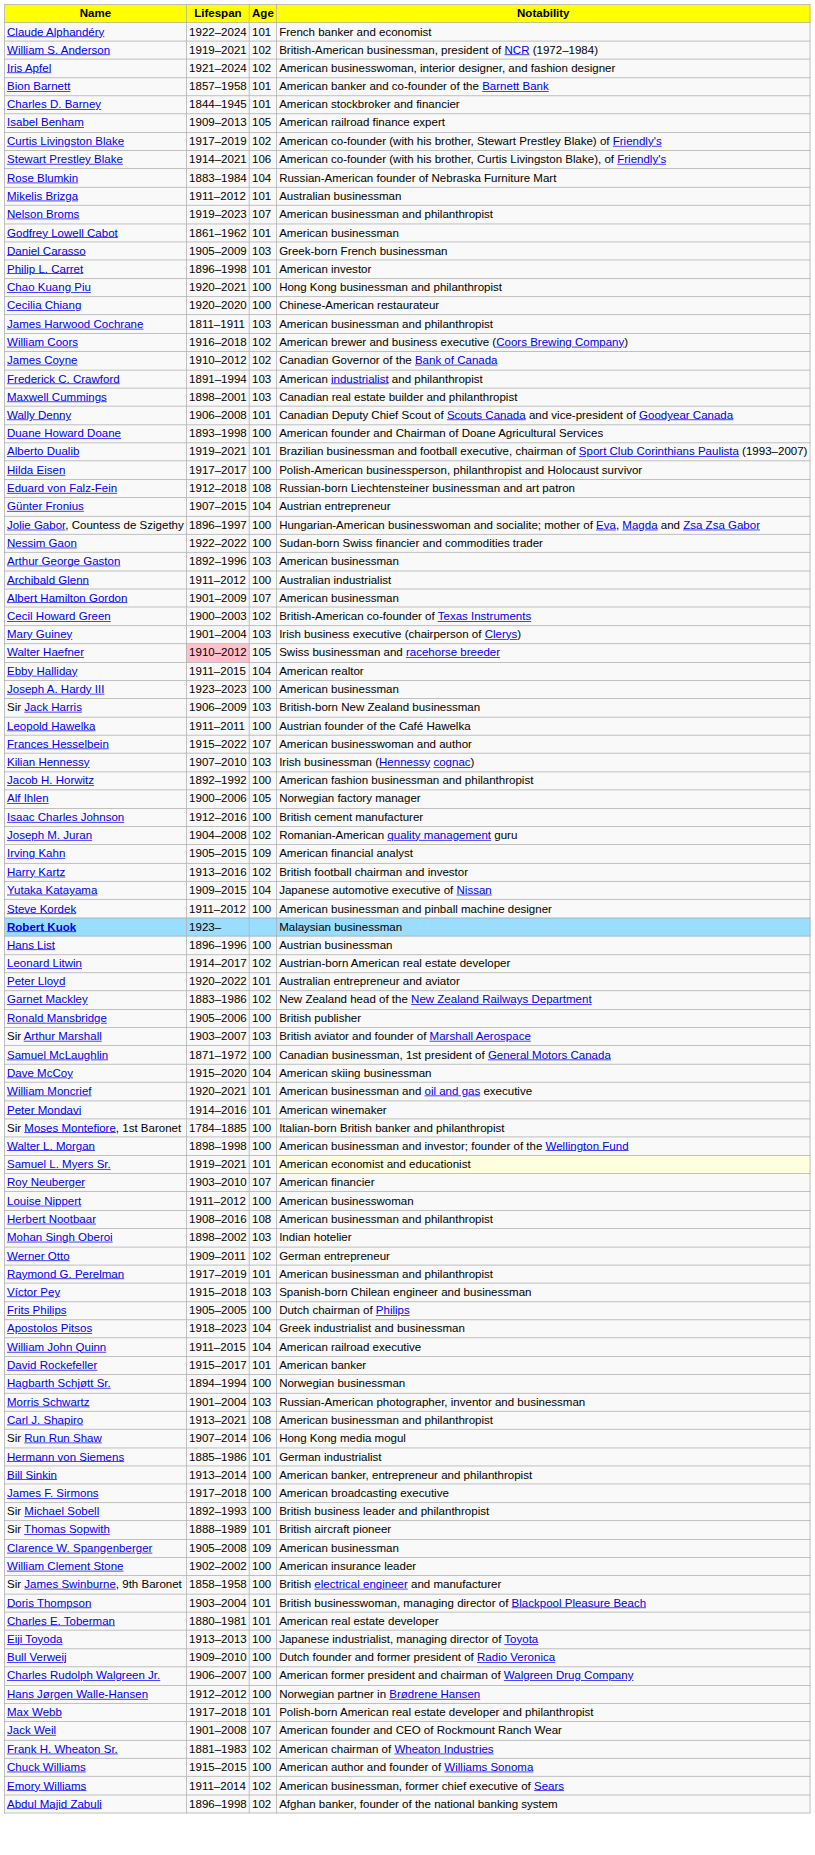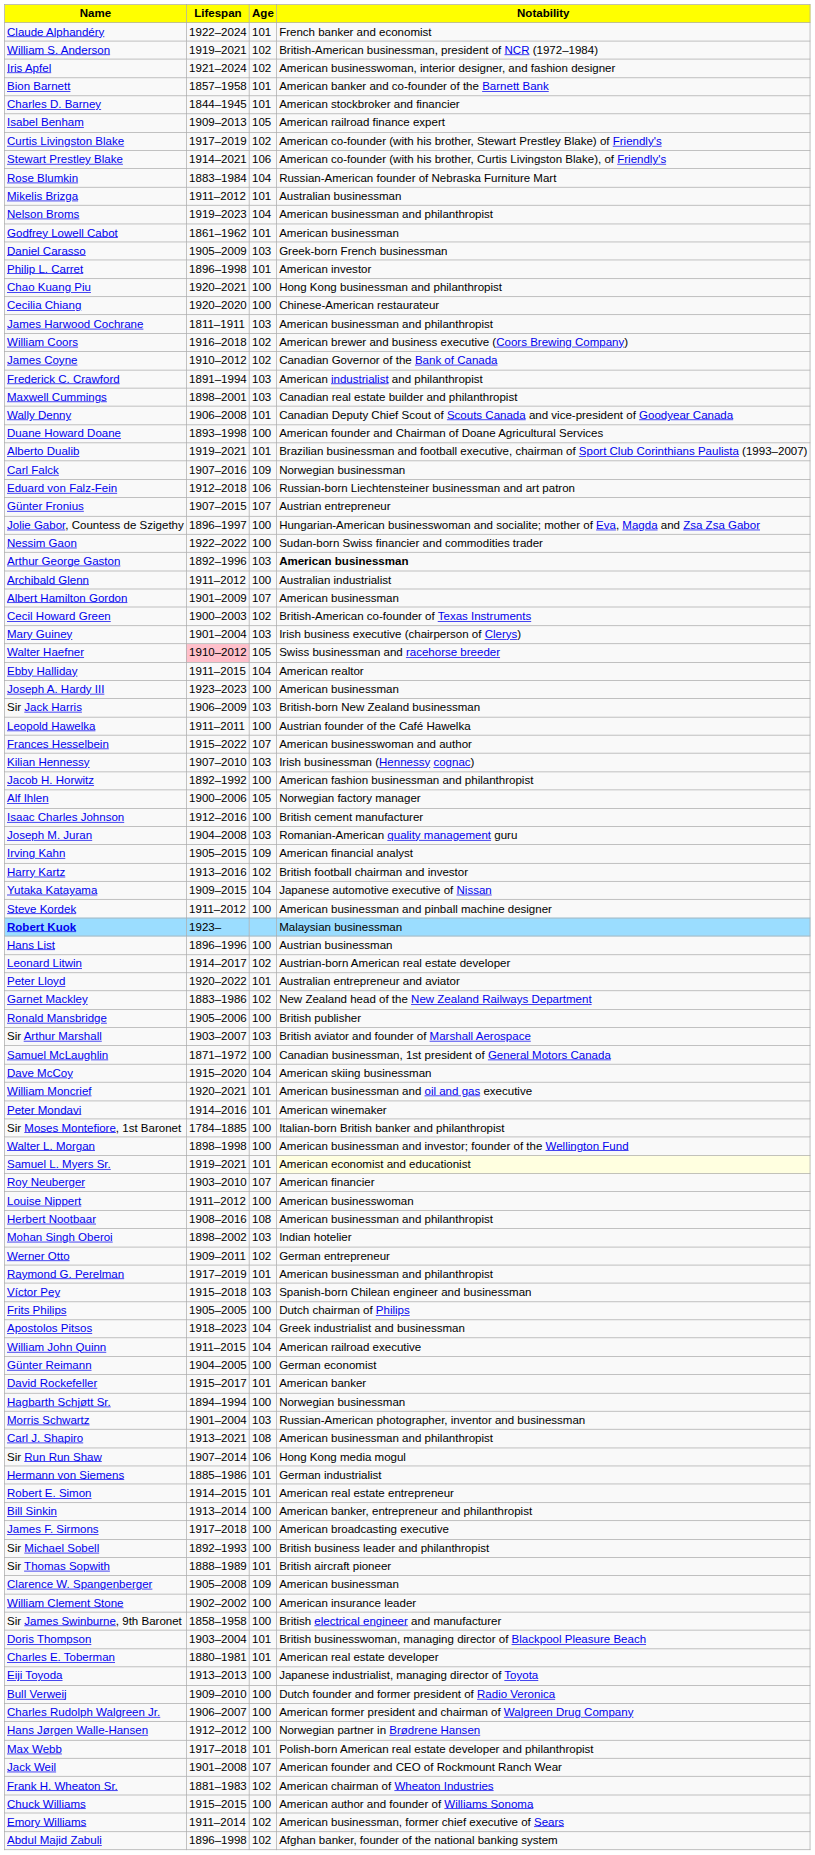(262, 214) 107 -> (262, 214) 104
- row: (36, 470)
+ row: (33, 470)
(262, 488) 108 -> (262, 488) 106
(262, 506) 104 -> (262, 506) 107
(339, 561) normal -> (344, 561) bold
(262, 835) 102 -> (262, 835) 103
+ row: (49, 1365)
+ row: (49, 1493)
